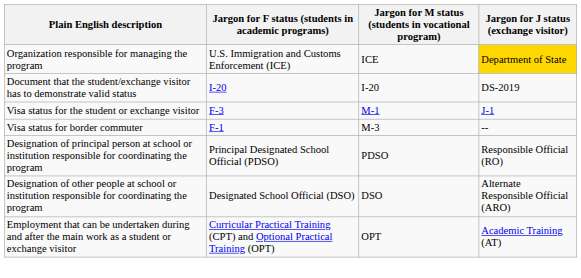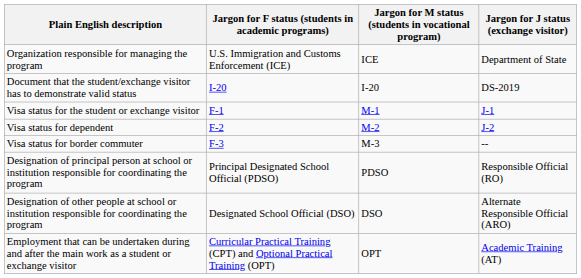(524, 59) gold background -> (524, 59) no background
(216, 110) F-3 -> (216, 110) F-1
+ row: (60, 127)
(216, 127) F-1 -> (216, 144) F-3
